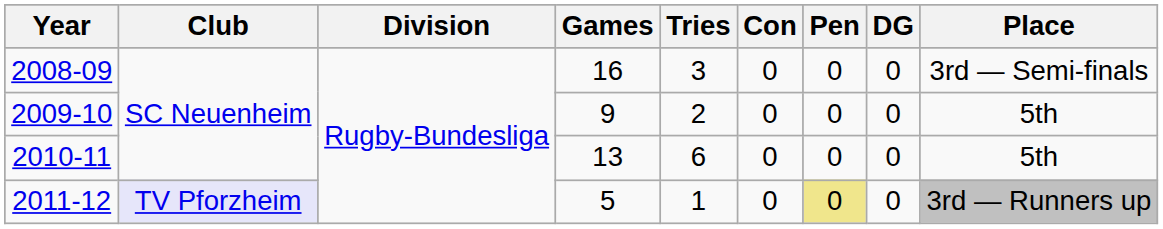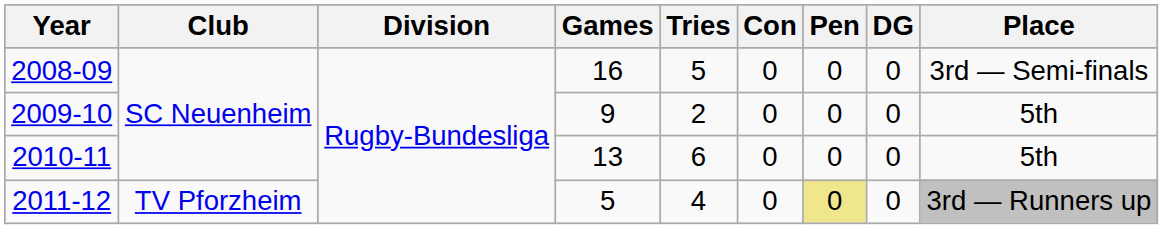(698, 69) 3 -> (698, 69) 5
(218, 200) lavender background -> (218, 200) no background
(698, 200) 1 -> (698, 200) 4
